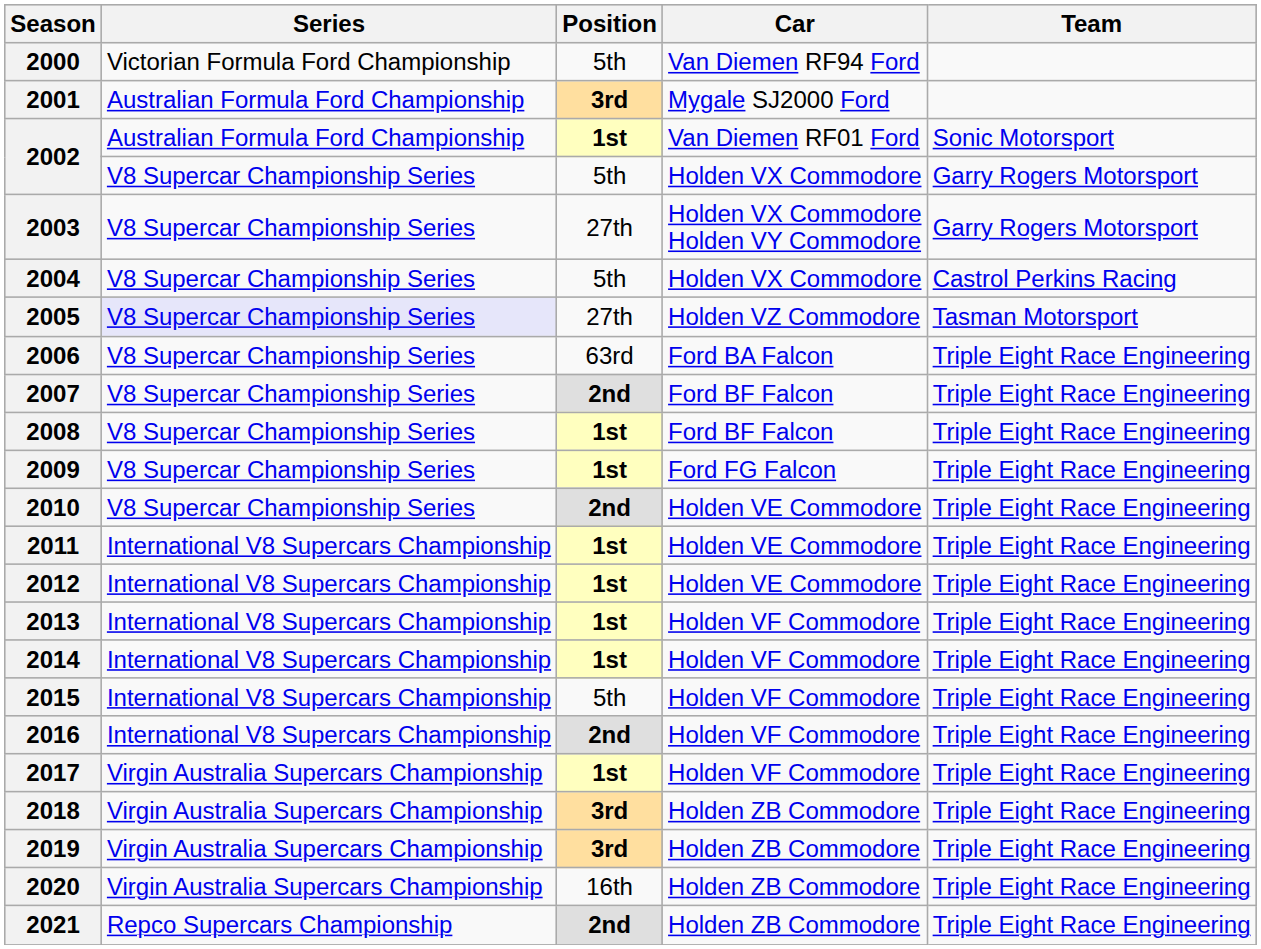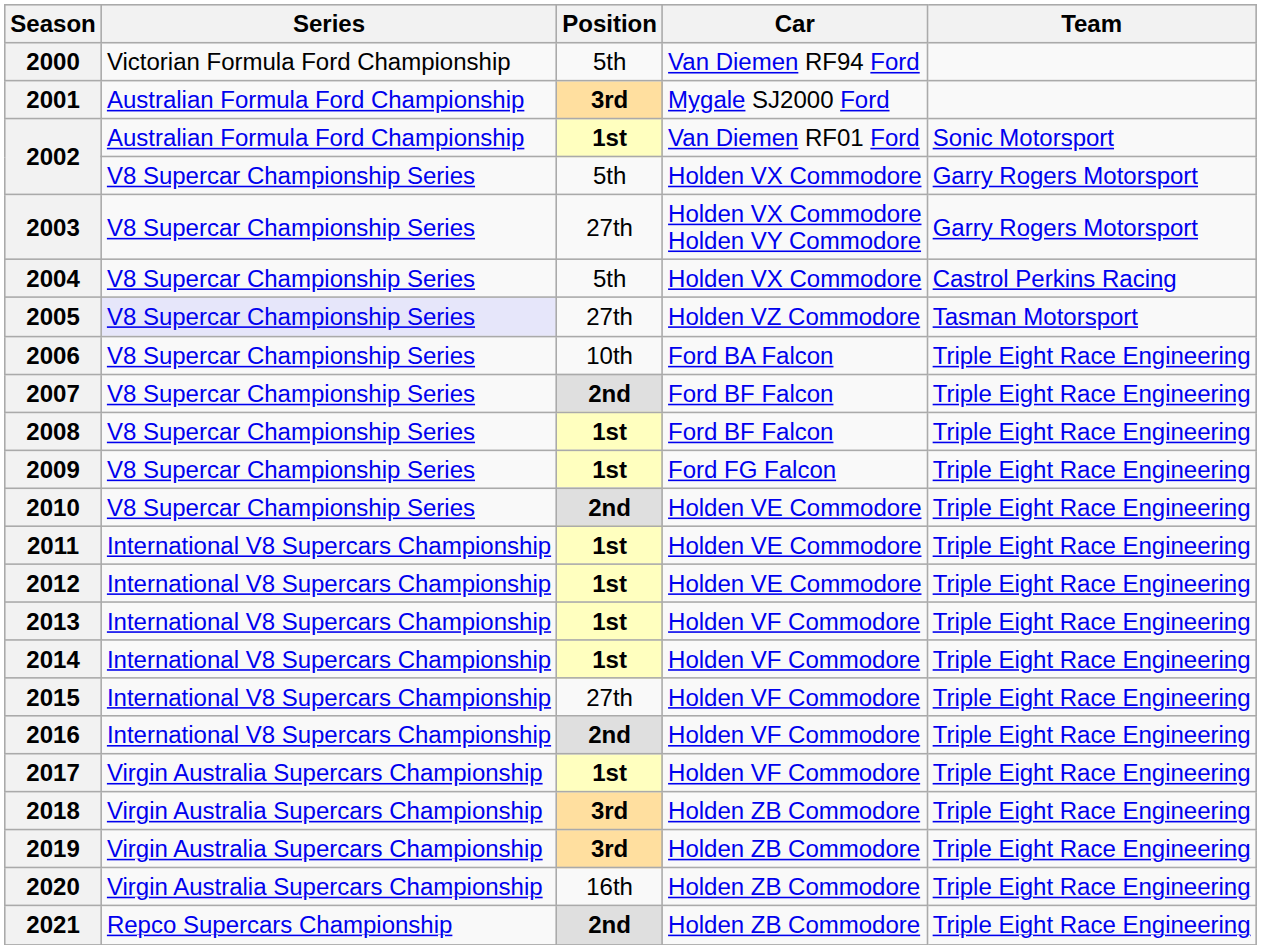(610, 355) 63rd -> (610, 355) 10th
(610, 697) 5th -> (610, 697) 27th
